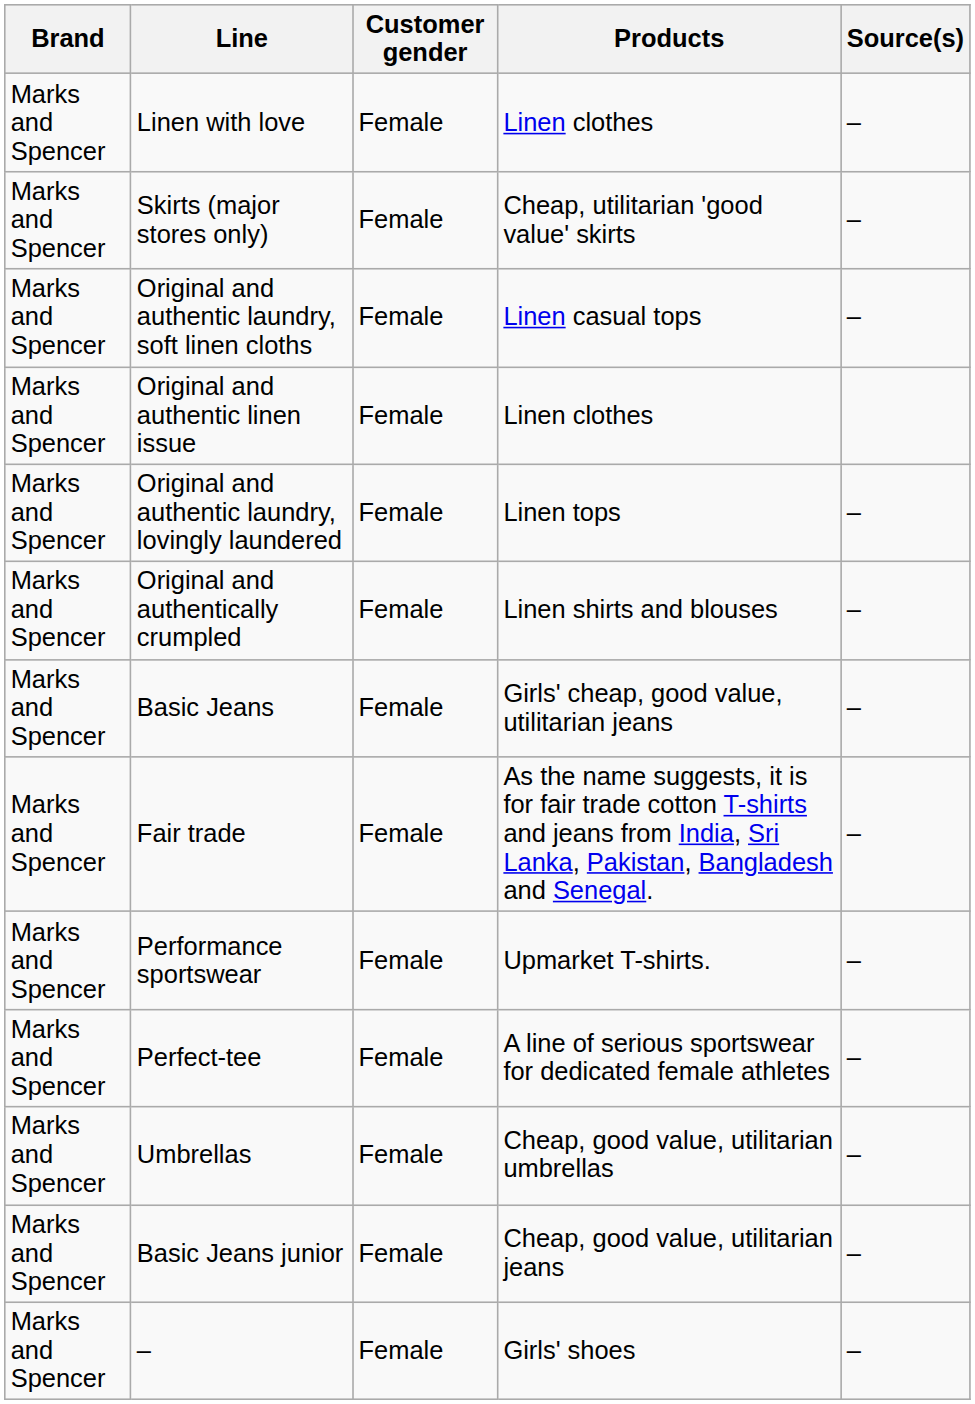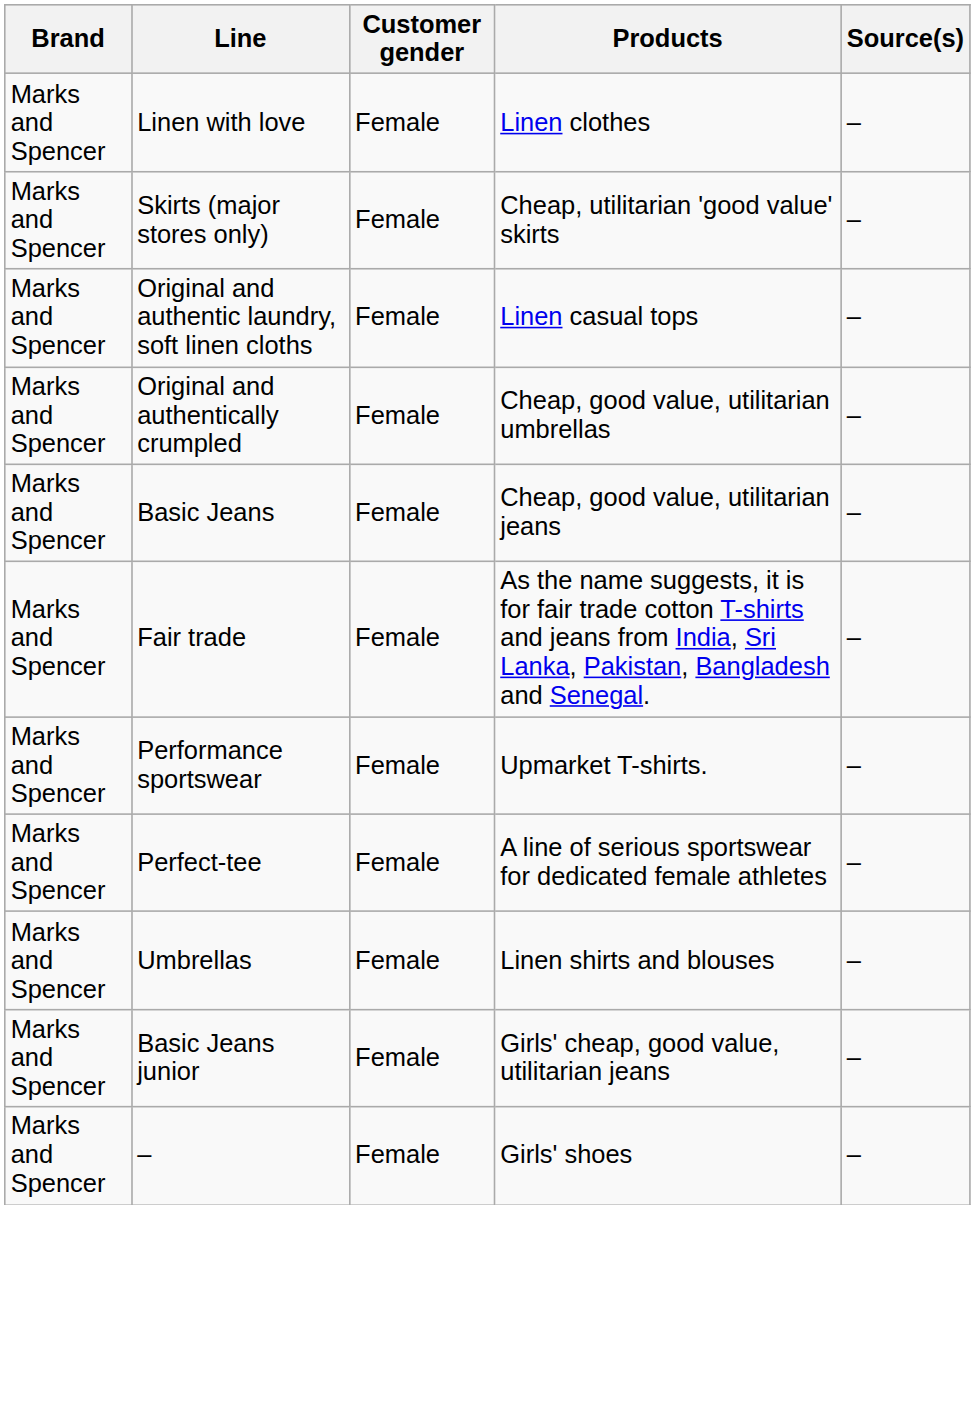- row: (219, 415)
- row: (239, 512)
(641, 610) Linen shirts and blouses -> (665, 415) Cheap, good value, utilitarian umbrellas
(643, 707) Girls' cheap, good value, utilitarian jeans -> (665, 512) Cheap, good value, utilitarian jeans
(668, 1155) Cheap, good value, utilitarian umbrellas -> (637, 960) Linen shirts and blouses
(668, 1252) Cheap, good value, utilitarian jeans -> (640, 1057) Girls' cheap, good value, utilitarian jeans
